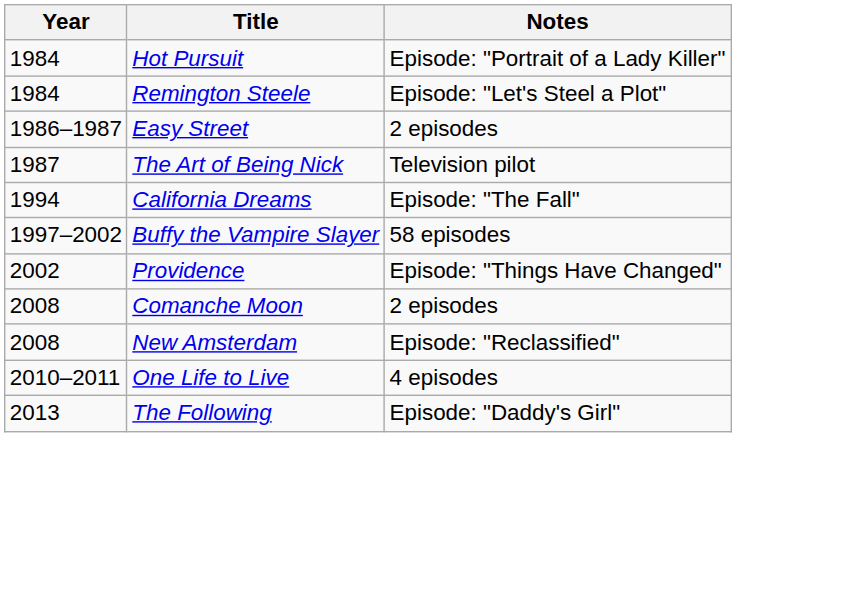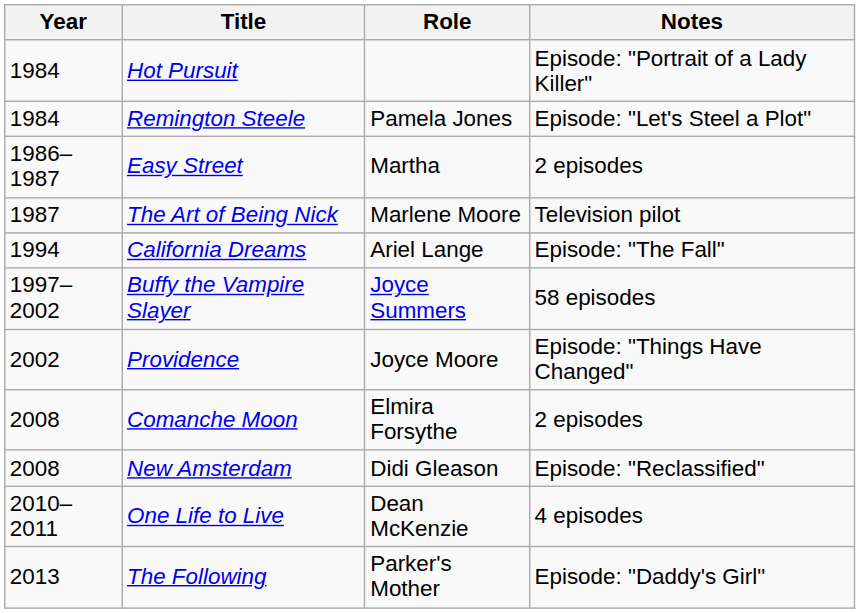+ column: (447, 22)
